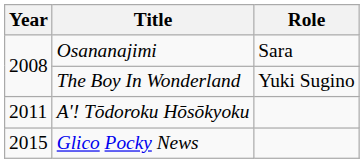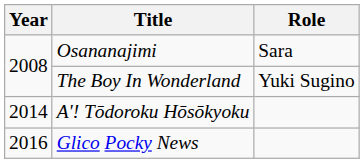(28, 111) 2011 -> (28, 111) 2014
(28, 142) 2015 -> (28, 142) 2016
